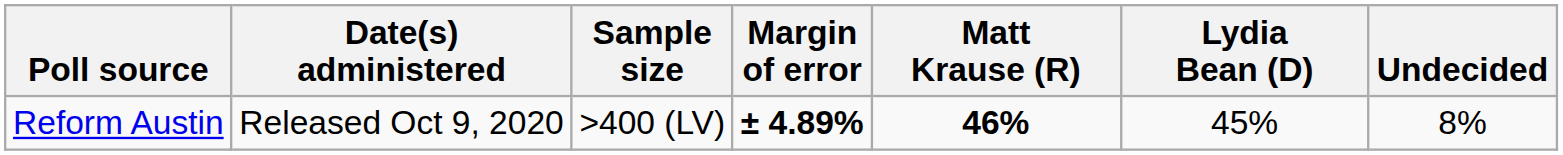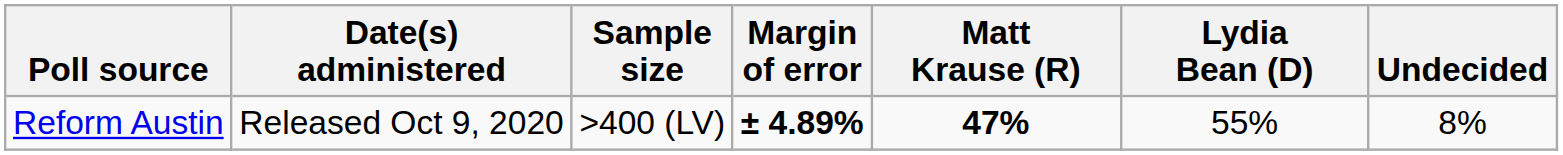(996, 122) 46% -> (996, 122) 47%
(1245, 122) 45% -> (1245, 122) 55%
